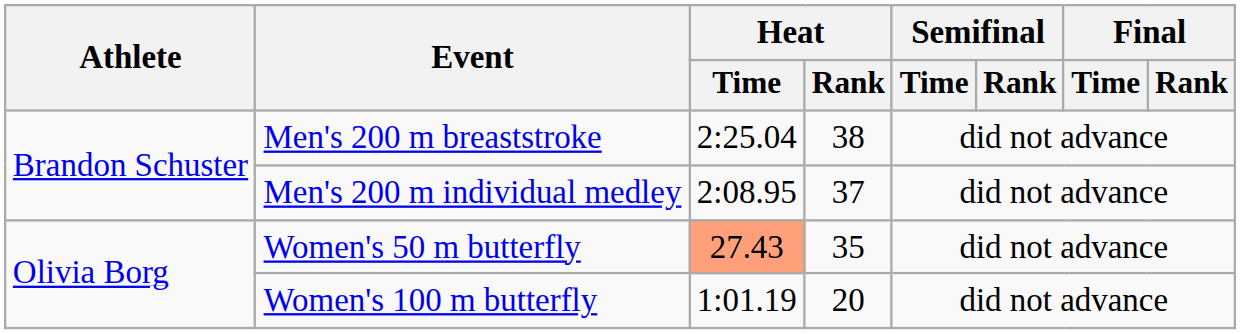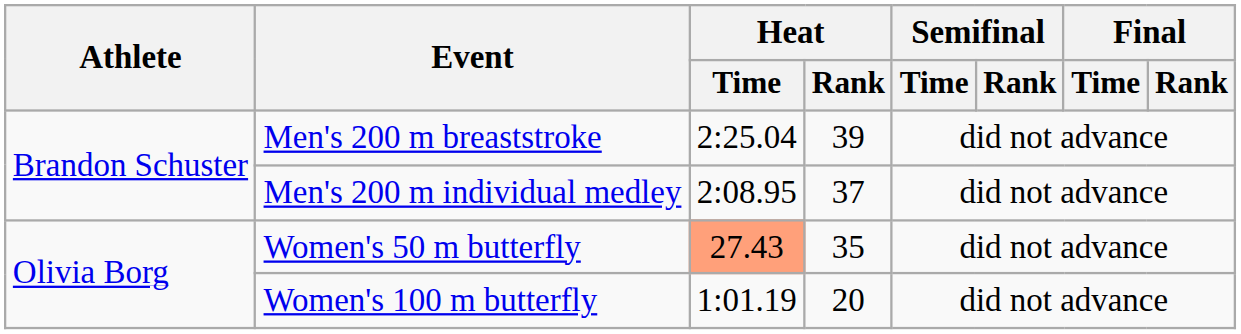(848, 137) 38 -> (848, 137) 39
